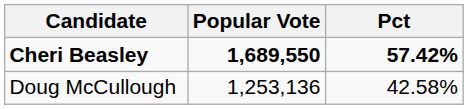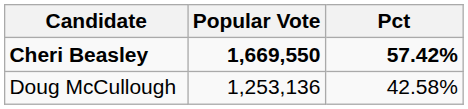(274, 54) 1,689,550 -> (274, 54) 1,669,550
